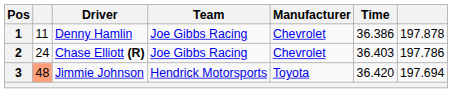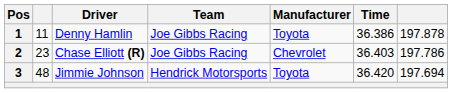(299, 34) Chevrolet -> (291, 34) Toyota
(42, 53) 24 -> (42, 53) 23
(42, 73) lightsalmon background -> (42, 73) no background
